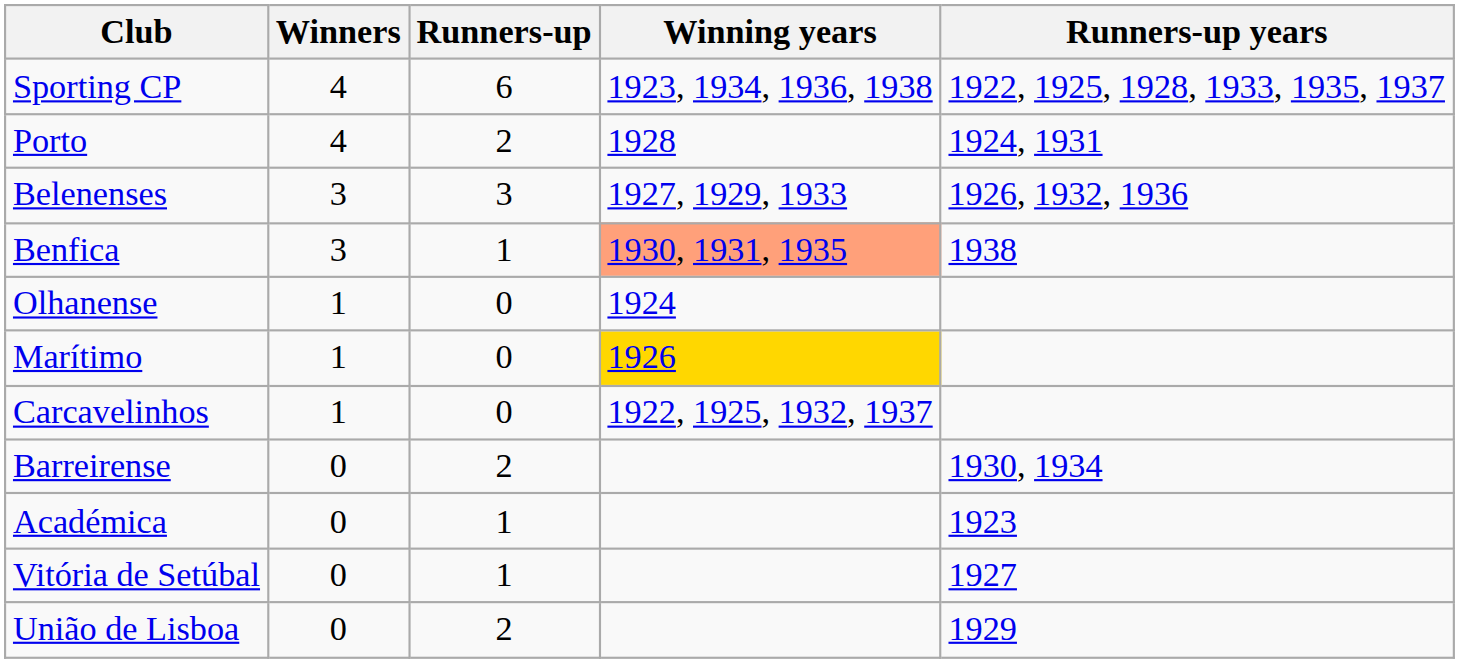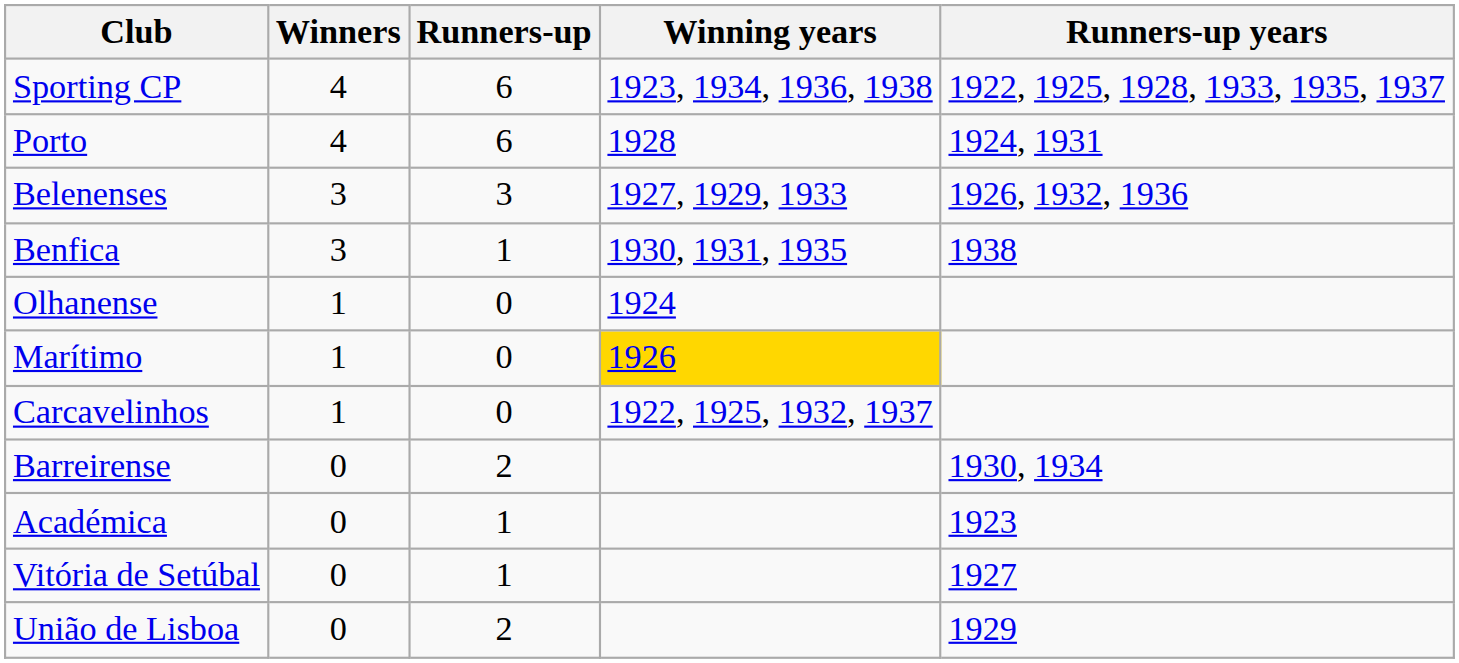(504, 140) 2 -> (504, 140) 6
(727, 248) lightsalmon background -> (727, 248) no background
